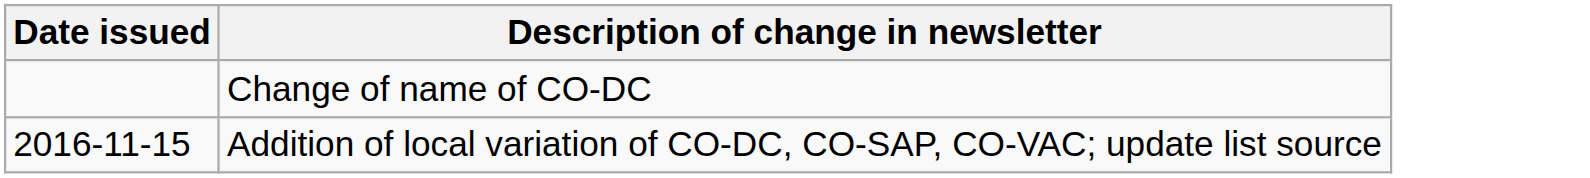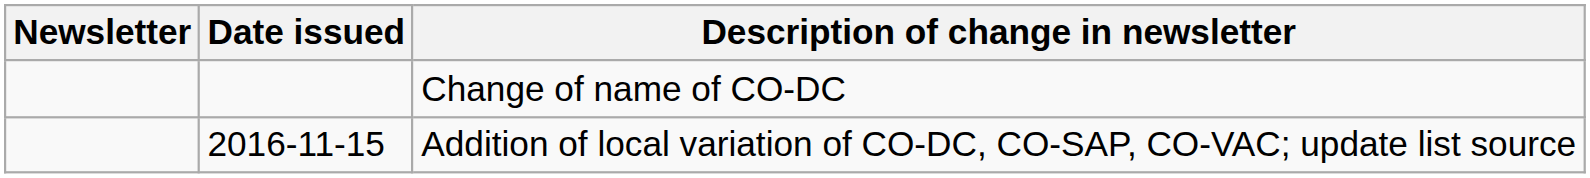+ column: (102, 32)
